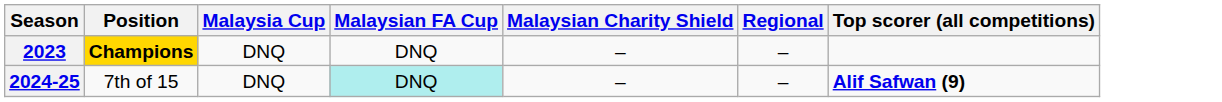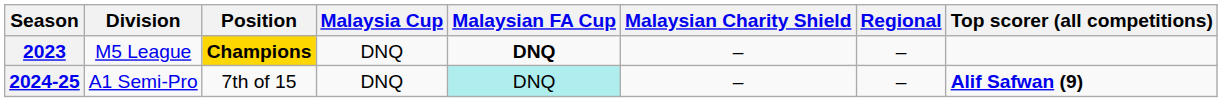+ column: (143, 20)
(416, 51) normal -> (534, 51) bold
